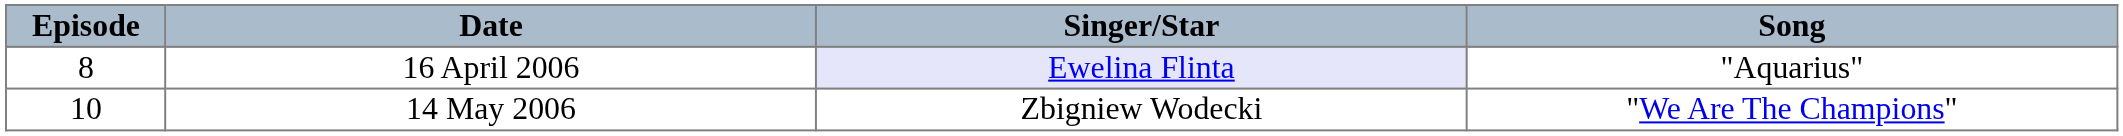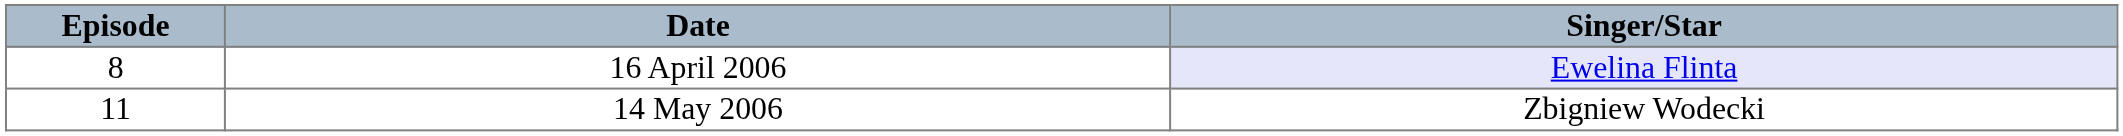- column: (1792, 25)
(86, 108) 10 -> (116, 108) 11
